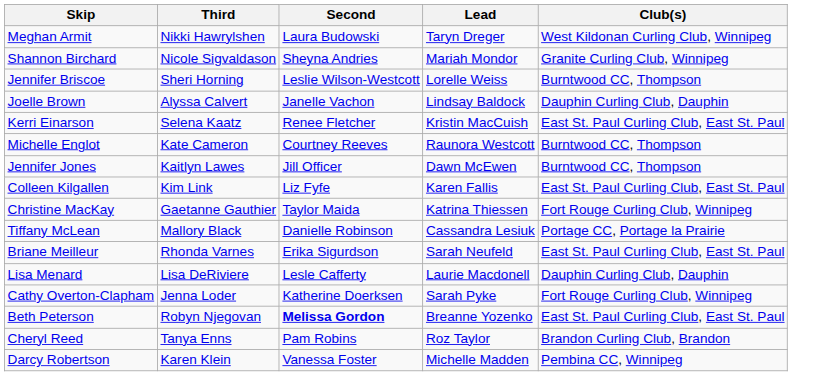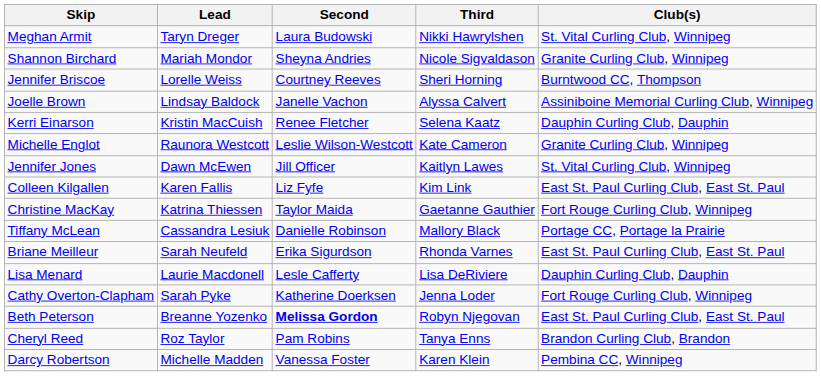columns swapped: (218, 15) <-> (480, 15)
(656, 36) West Kildonan Curling Club, Winnipeg -> (636, 36) St. Vital Curling Club, Winnipeg
(351, 79) Leslie Wilson-Westcott -> (328, 79) Courtney Reeves
(635, 101) Dauphin Curling Club, Dauphin -> (677, 101) Assiniboine Memorial Curling Club, Winnipeg
(663, 123) East St. Paul Curling Club, East St. Paul -> (635, 123) Dauphin Curling Club, Dauphin
(335, 144) Courtney Reeves -> (344, 144) Leslie Wilson-Westcott
(621, 144) Burntwood CC, Thompson -> (635, 144) Granite Curling Club, Winnipeg
(621, 166) Burntwood CC, Thompson -> (636, 166) St. Vital Curling Club, Winnipeg
